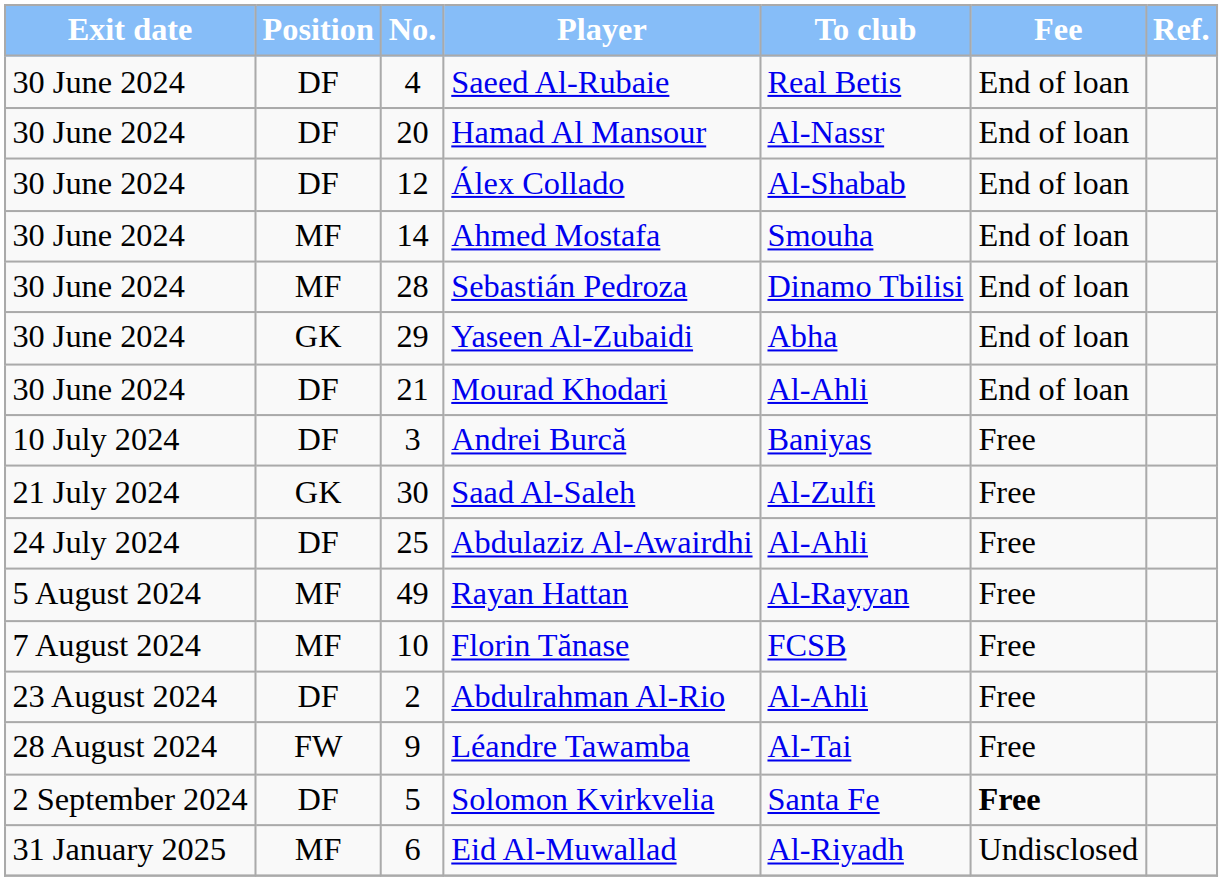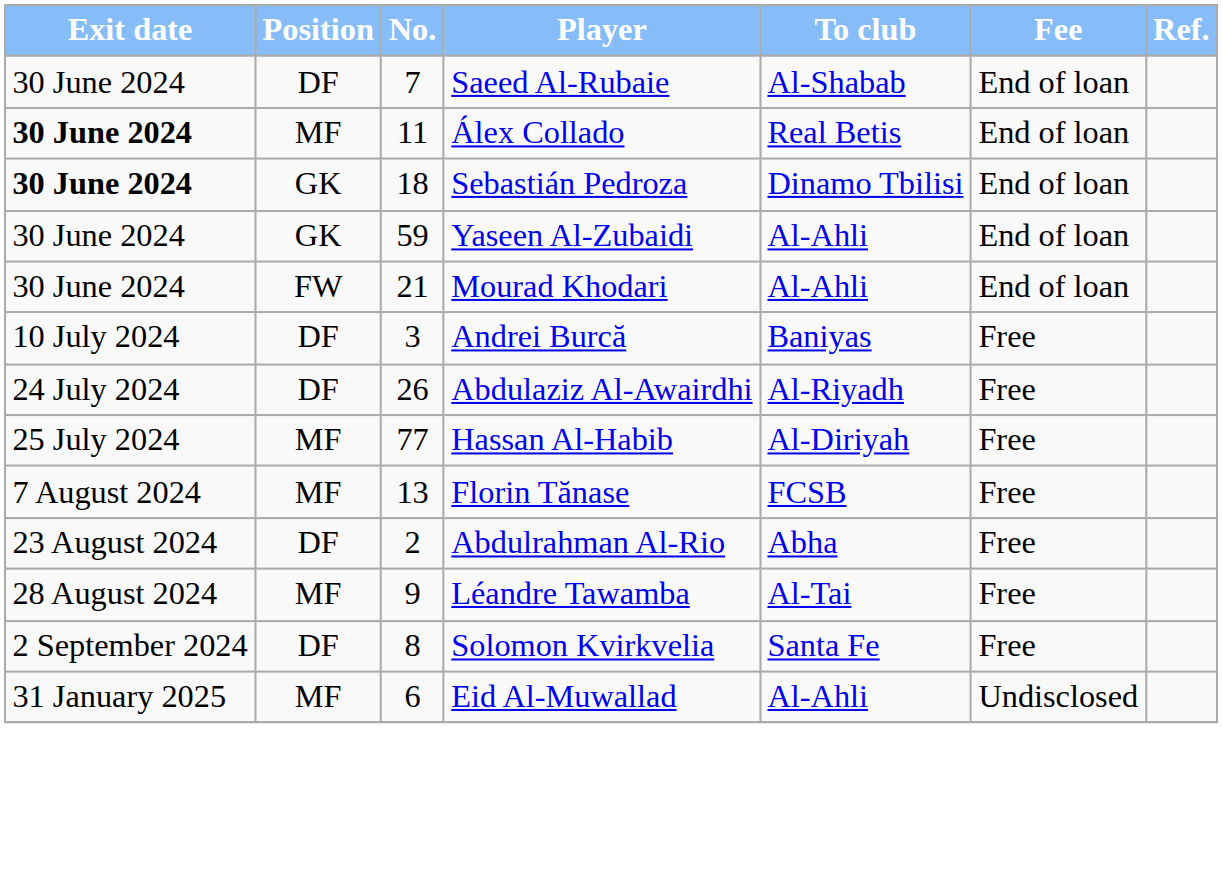(413, 81) 4 -> (413, 81) 7
(834, 81) Real Betis -> (837, 81) Al-Shabab
- row: (579, 132)
(99, 183) normal -> (102, 132) bold
(318, 183) DF -> (318, 132) MF
(413, 183) 12 -> (413, 132) 11
(837, 183) Al-Shabab -> (834, 132) Real Betis
- row: (556, 235)
(99, 286) normal -> (102, 183) bold
(318, 286) MF -> (318, 183) GK
(413, 286) 28 -> (413, 183) 18
(413, 337) 29 -> (413, 235) 59
(802, 337) Abha -> (818, 235) Al-Ahli
(318, 388) DF -> (318, 286) FW
- row: (543, 491)
(413, 542) 25 -> (413, 388) 26
(818, 542) Al-Ahli -> (836, 388) Al-Riyadh
+ row: (562, 440)
- row: (540, 593)
(413, 645) 10 -> (413, 491) 13
(818, 696) Al-Ahli -> (802, 542) Abha
(318, 747) FW -> (318, 593) MF
(413, 798) 5 -> (413, 645) 8
(1010, 798) bold -> (1007, 645) normal
(836, 850) Al-Riyadh -> (818, 696) Al-Ahli
